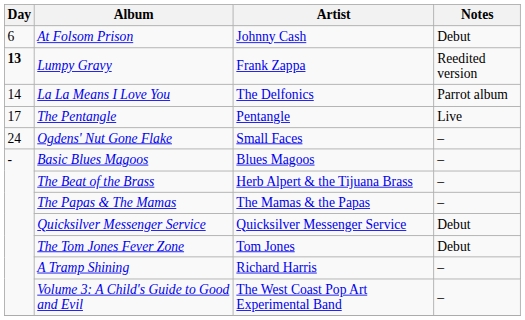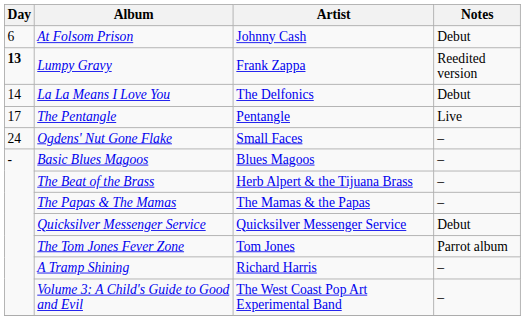(473, 95) Parrot album -> (454, 95) Debut
(454, 246) Debut -> (473, 246) Parrot album
